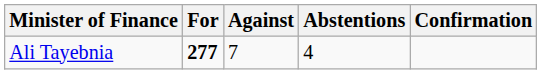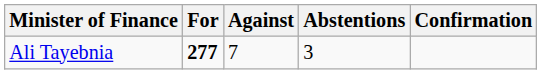(308, 52) 4 -> (308, 52) 3
